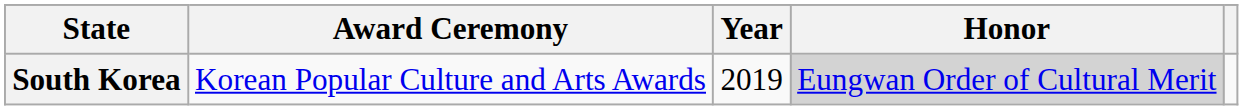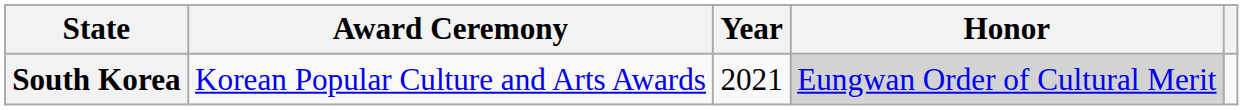(752, 78) 2019 -> (752, 78) 2021
